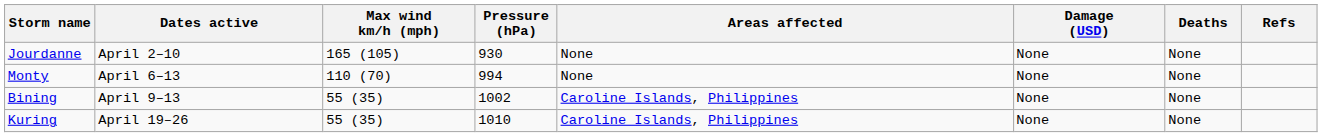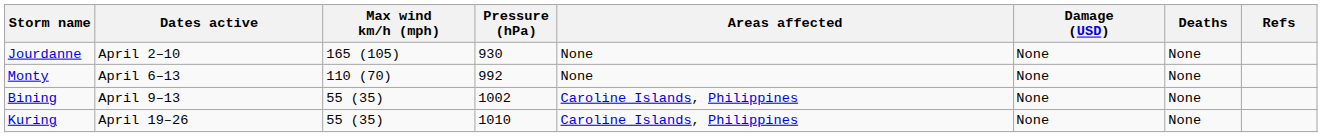(490, 76) 994 -> (490, 76) 992
